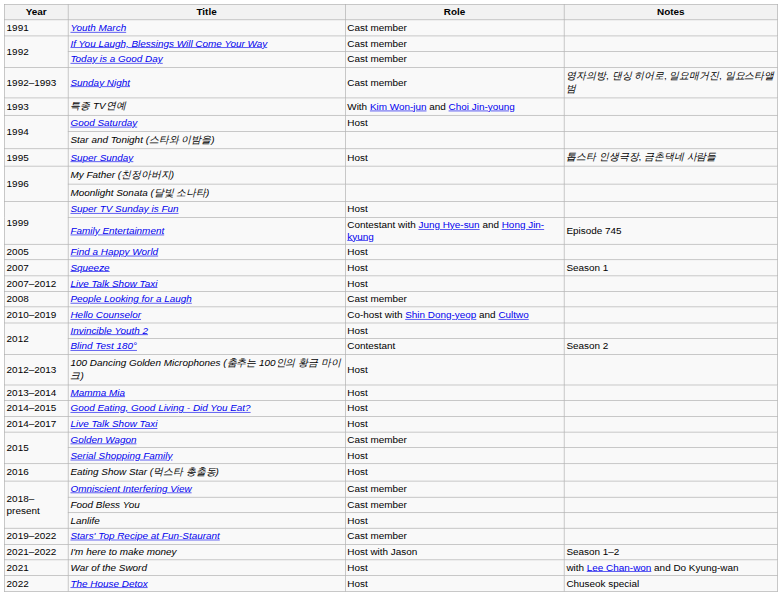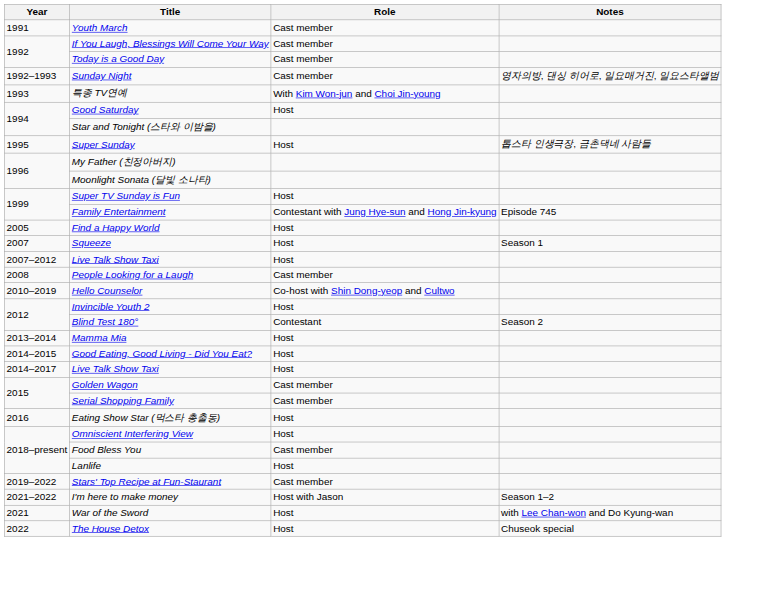- row: (31, 369)
(357, 455) Host -> (303, 401) Cast member
(377, 489) Cast member -> (283, 434) Host
